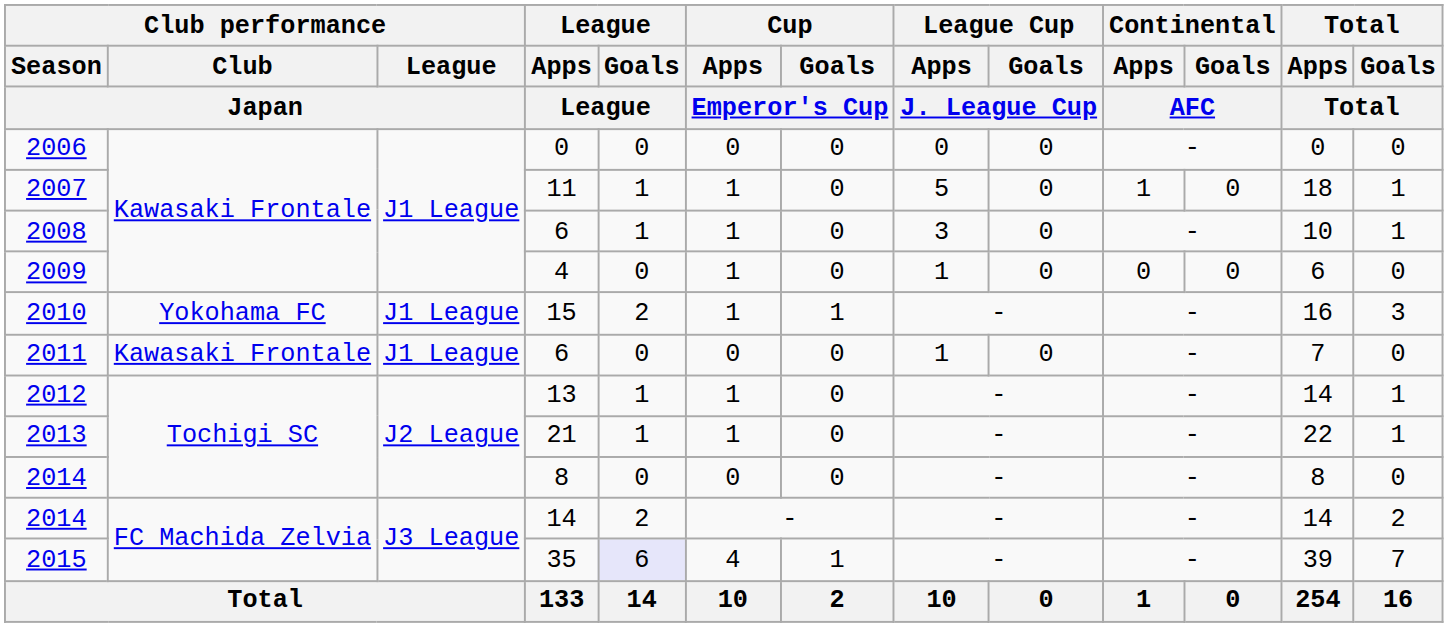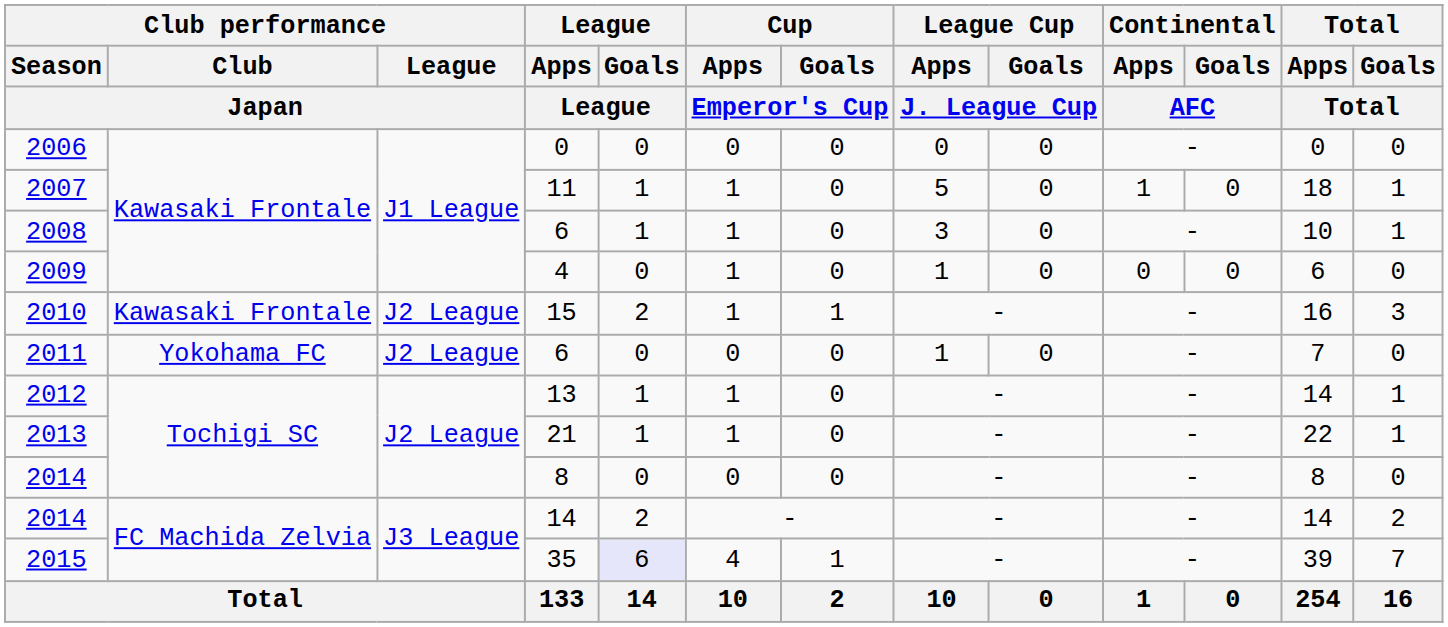(242, 313) Yokohama FC -> (242, 313) Kawasaki Frontale
(451, 313) J1 League -> (451, 313) J2 League
(242, 354) Kawasaki Frontale -> (242, 354) Yokohama FC
(451, 354) J1 League -> (451, 354) J2 League
